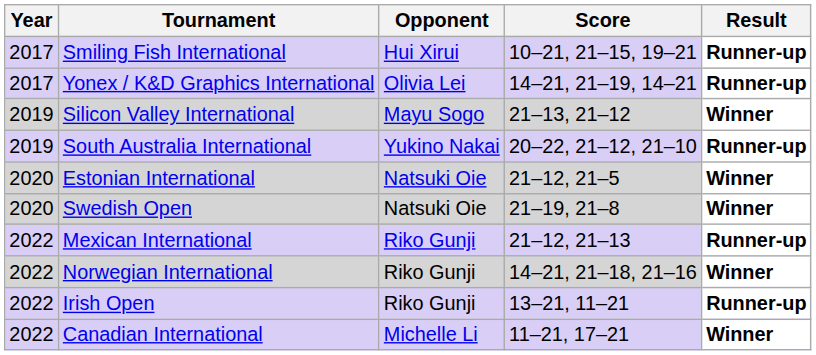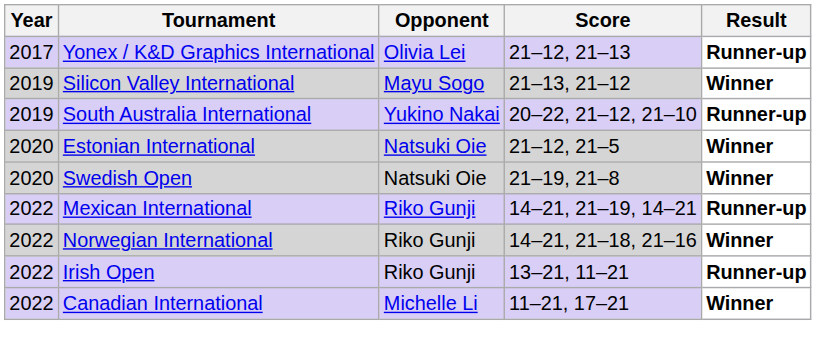- row: (174, 52)
(603, 84) 14–21, 21–19, 14–21 -> (570, 52) 21–12, 21–13
(570, 241) 21–12, 21–13 -> (603, 209) 14–21, 21–19, 14–21
